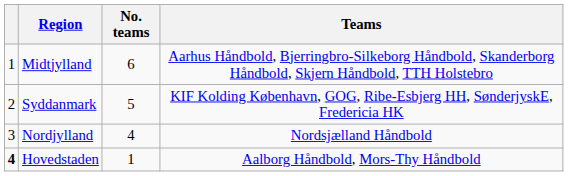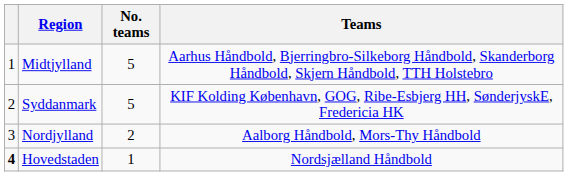(131, 64) 6 -> (131, 64) 5
(131, 135) 4 -> (131, 135) 2
(361, 135) Nordsjælland Håndbold -> (361, 135) Aalborg Håndbold, Mors-Thy Håndbold
(361, 159) Aalborg Håndbold, Mors-Thy Håndbold -> (361, 159) Nordsjælland Håndbold
